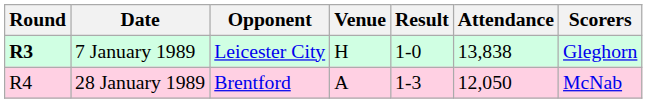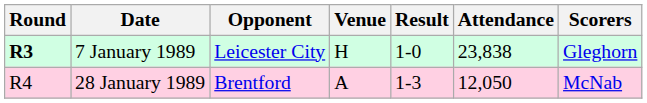(485, 51) 13,838 -> (485, 51) 23,838
